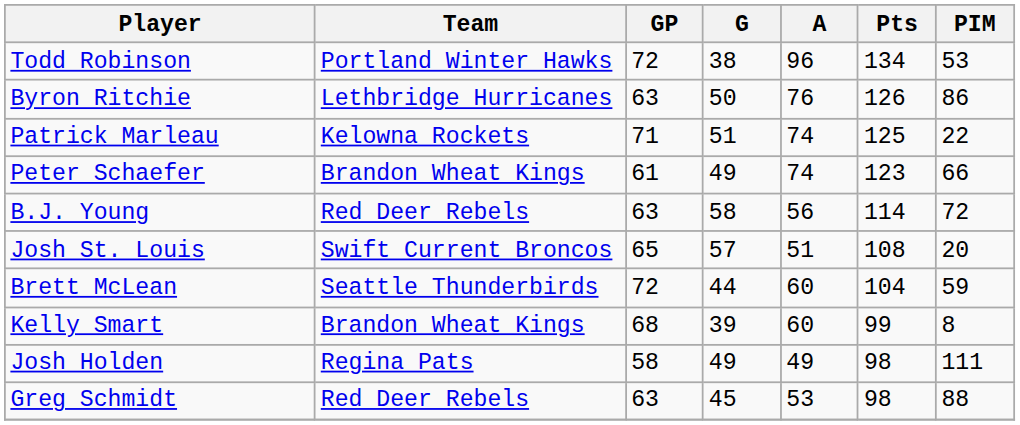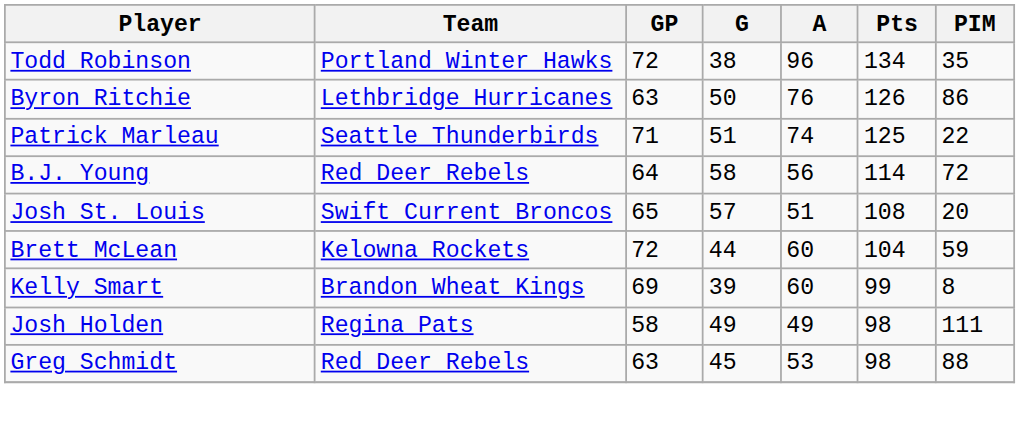(955, 61) 53 -> (955, 61) 35
(425, 137) Kelowna Rockets -> (460, 137) Seattle Thunderbirds
- row: (108, 175)
(645, 212) 63 -> (645, 175) 64
(460, 288) Seattle Thunderbirds -> (425, 250) Kelowna Rockets
(645, 325) 68 -> (645, 288) 69
